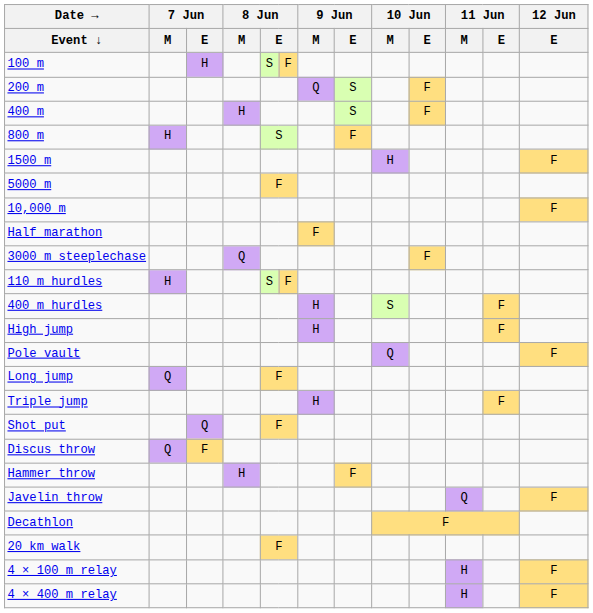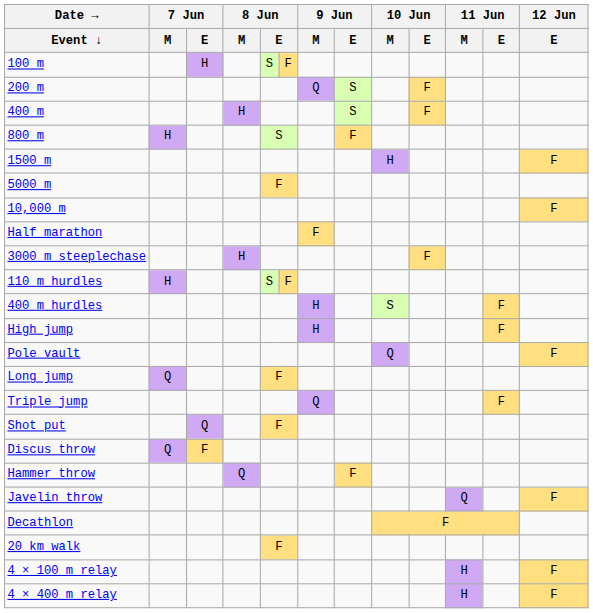(242, 257) Q -> (242, 257) H
(316, 402) H -> (316, 402) Q
(242, 474) H -> (242, 474) Q
